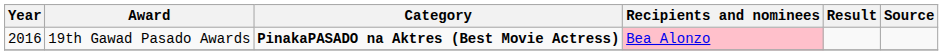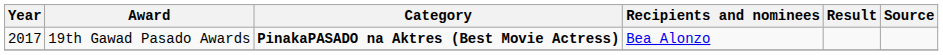(25, 39) 2016 -> (25, 39) 2017
(668, 39) pink background -> (668, 39) no background
